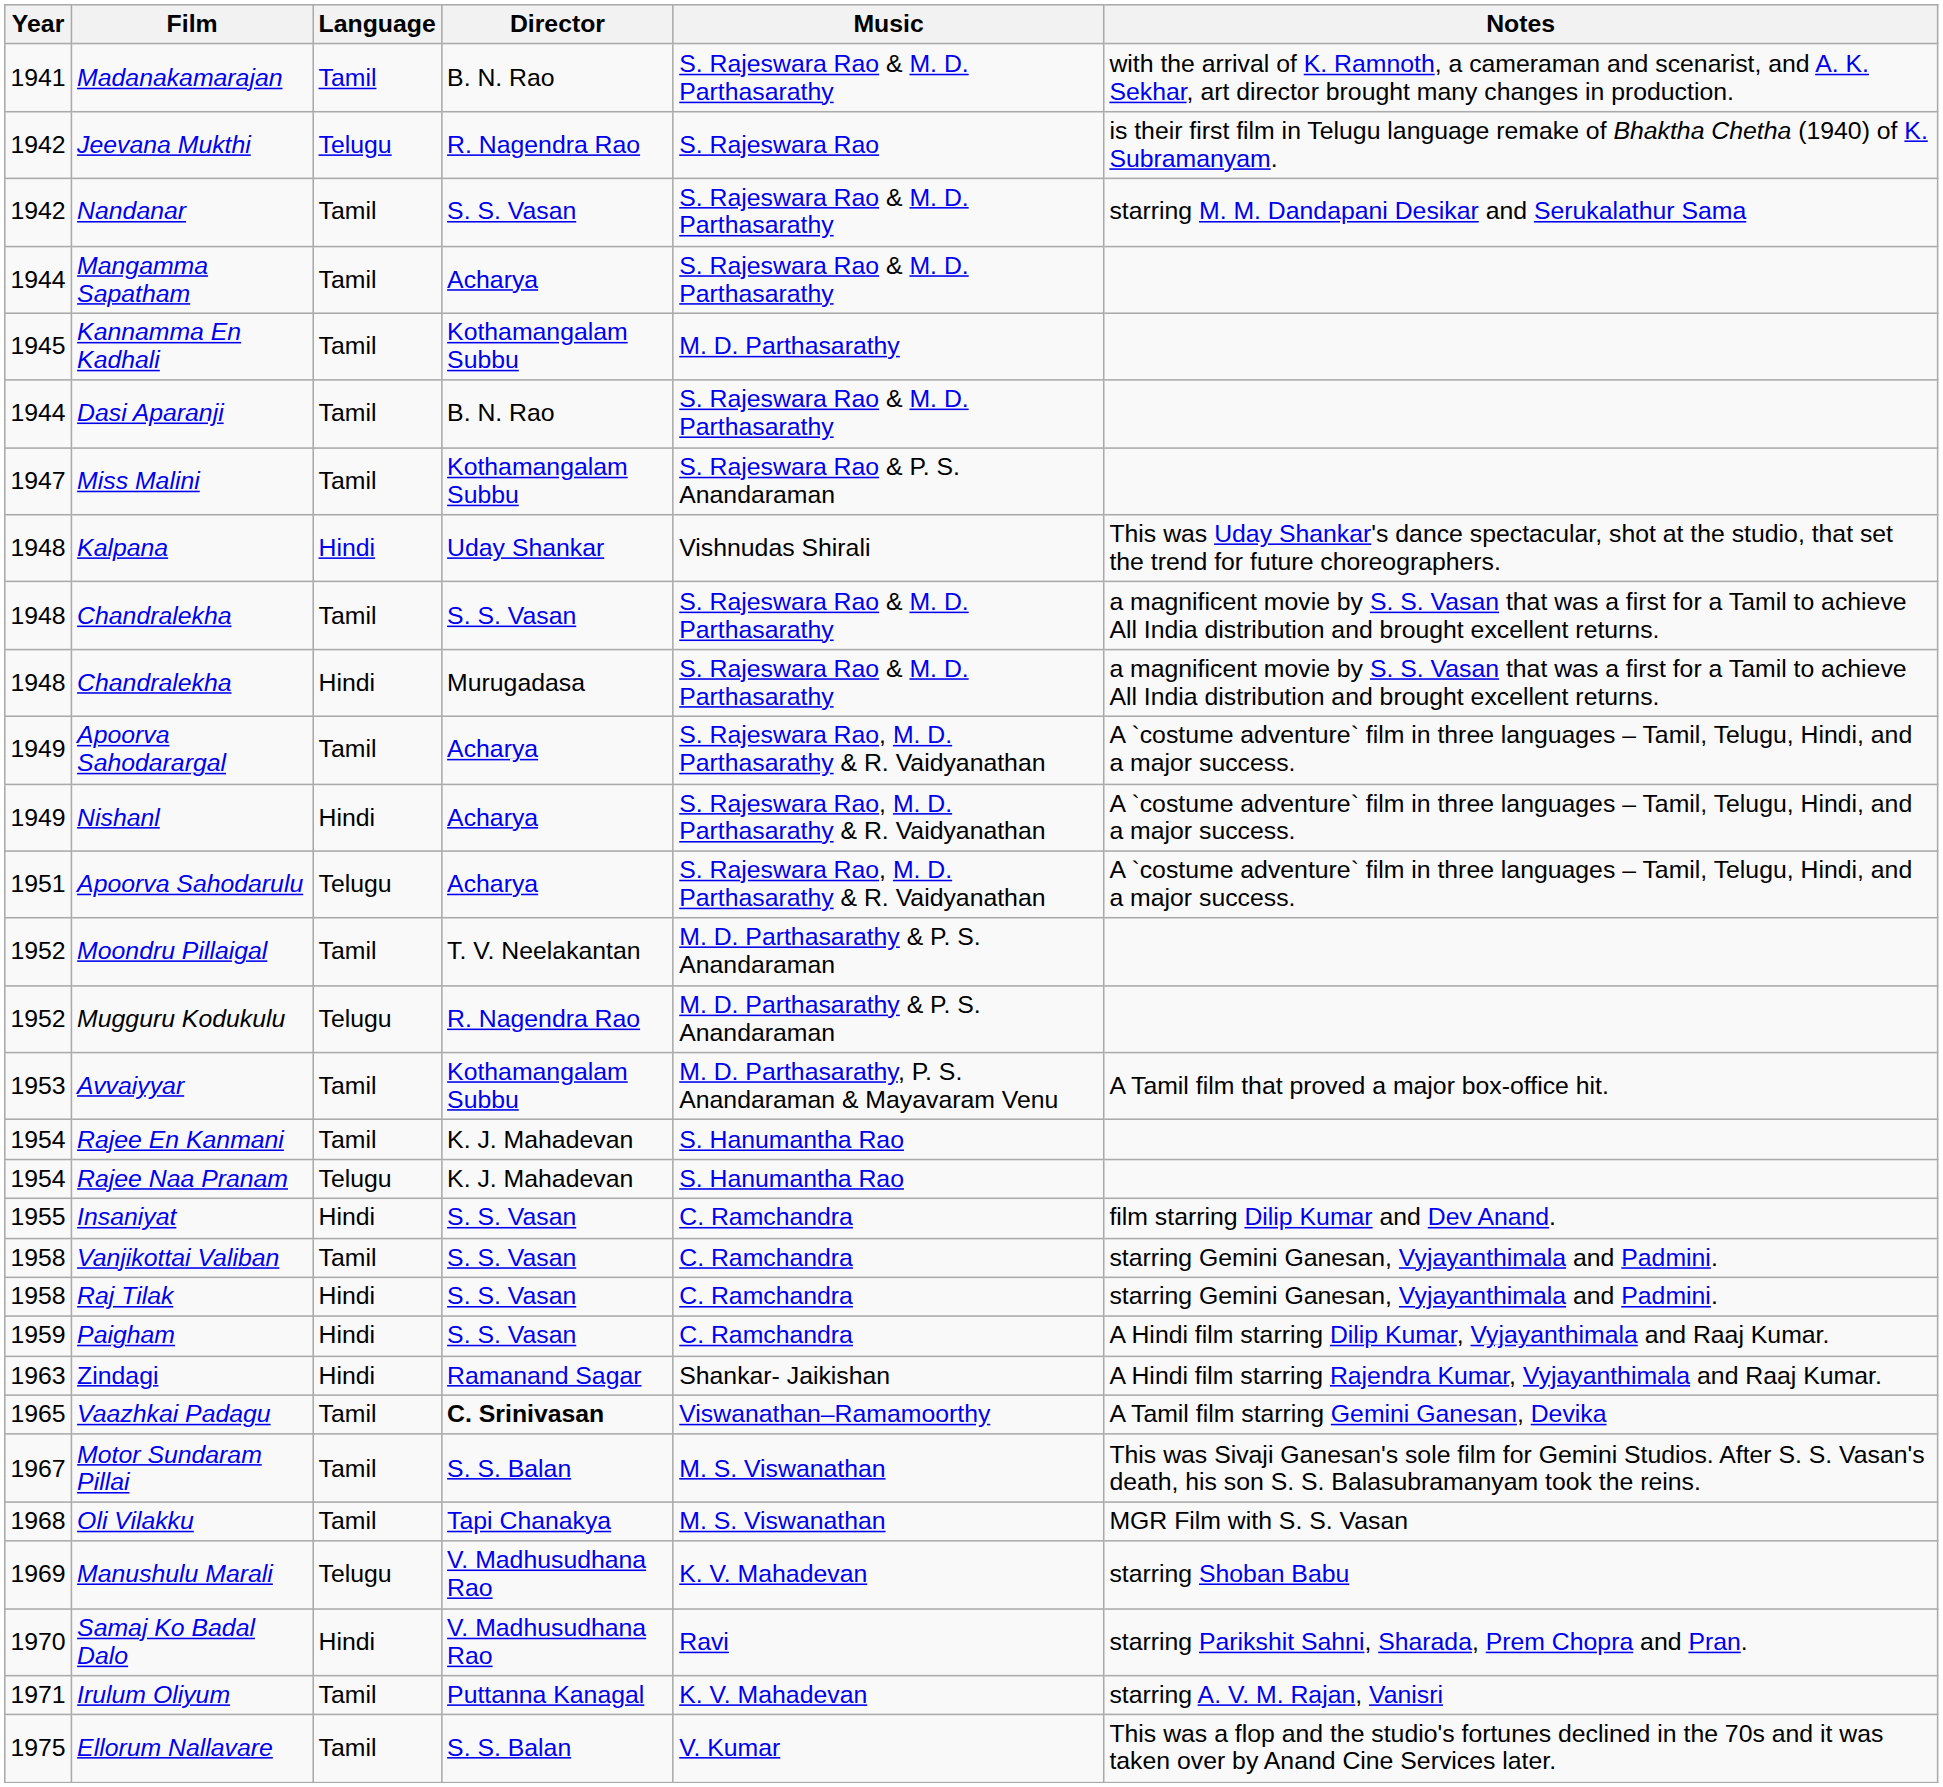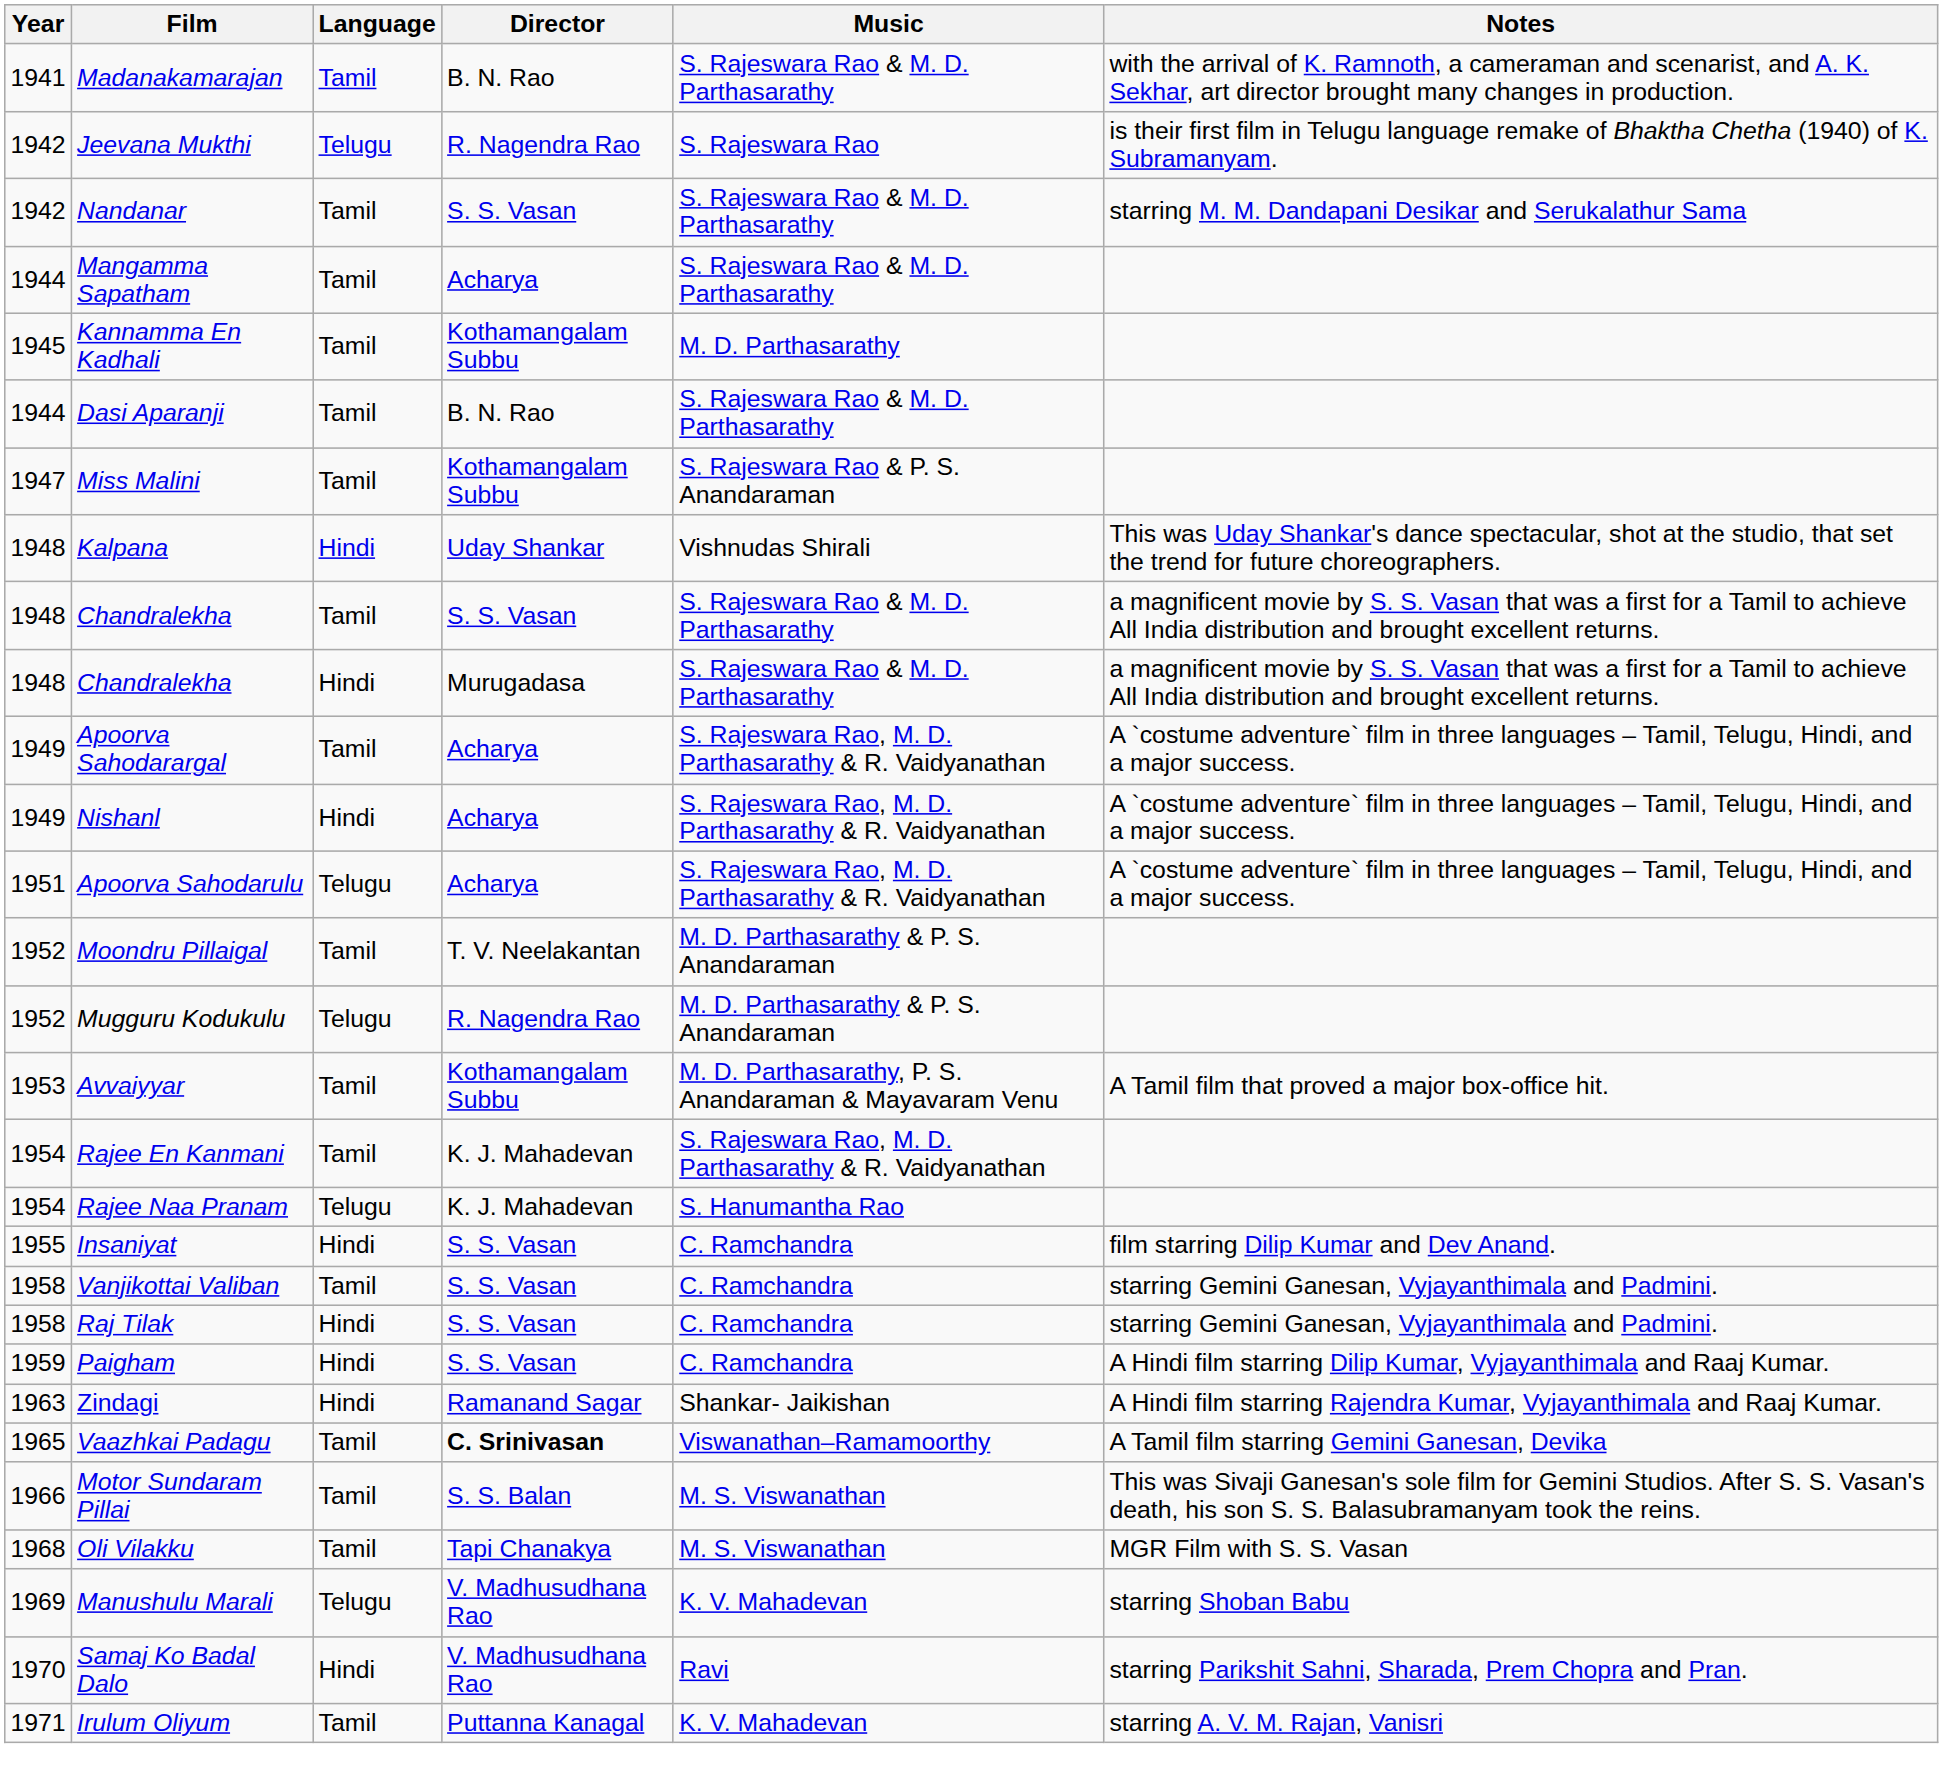(792, 1139) S. Hanumantha Rao -> (862, 1153) S. Rajeswara Rao, M. D. Parthasarathy & R. Vaidyanathan
(38, 1467) 1967 -> (38, 1495) 1966
- row: (175, 1748)
